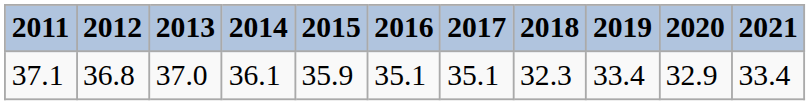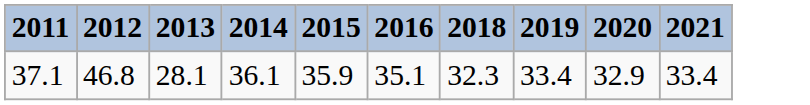- column: (477, 27)
(109, 74) 36.8 -> (109, 74) 46.8
(182, 74) 37.0 -> (182, 74) 28.1
